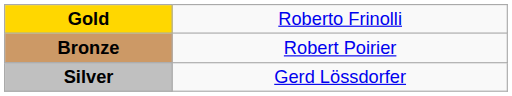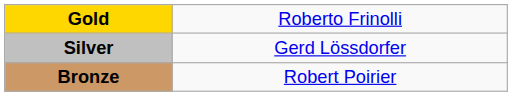rows swapped: (89, 76) <-> (89, 47)
